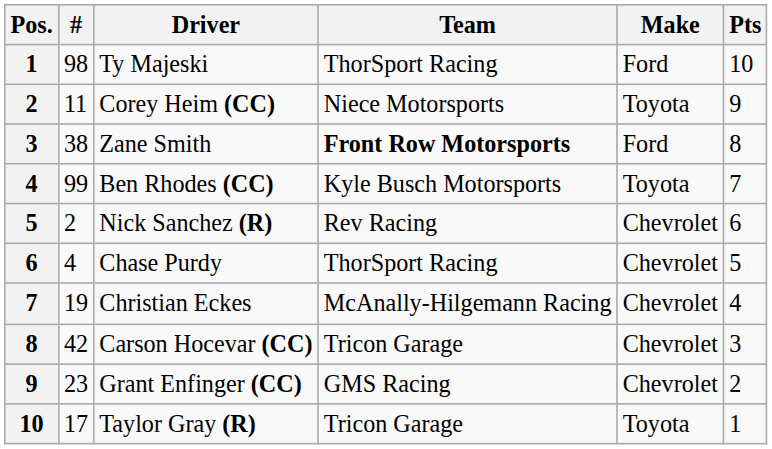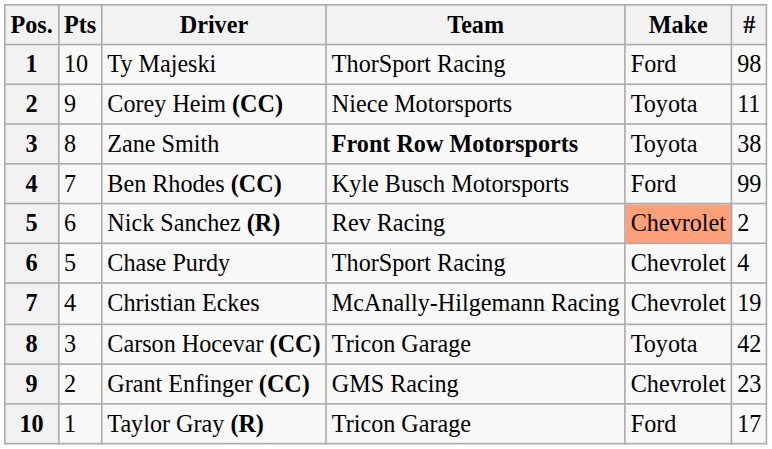columns swapped: (76, 24) <-> (745, 24)
(646, 144) Ford -> (664, 144) Toyota
(656, 184) Toyota -> (654, 184) Ford
(670, 223) no background -> (678, 223) lightsalmon background
(670, 343) Chevrolet -> (664, 343) Toyota
(656, 423) Toyota -> (654, 423) Ford
